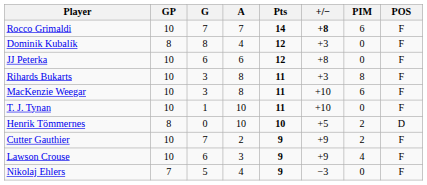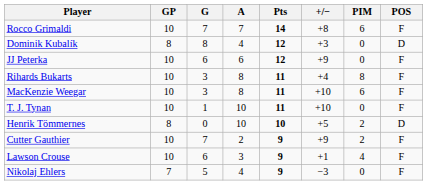(323, 28) bold -> (323, 28) normal
(401, 44) F -> (401, 44) D
(323, 60) +8 -> (323, 60) +9
(323, 76) +3 -> (323, 76) +4
(323, 156) +9 -> (323, 156) +1
